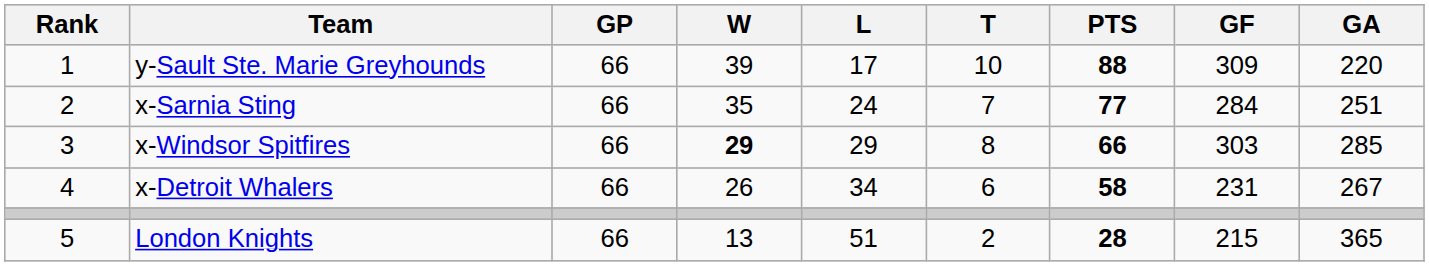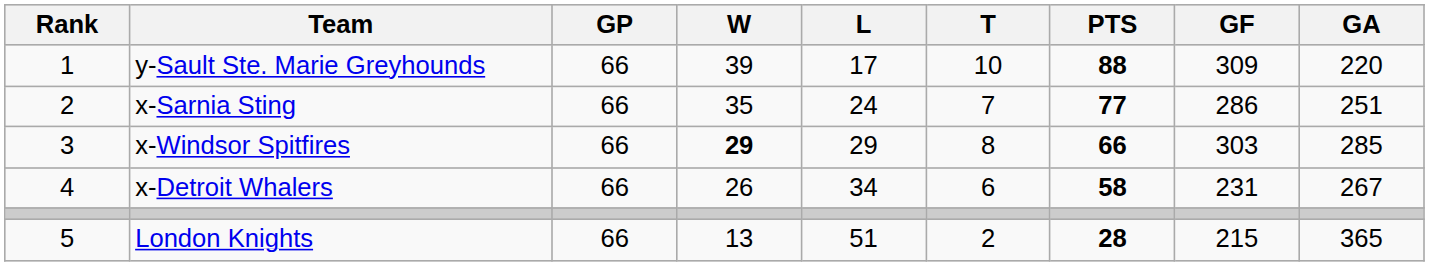(1237, 106) 284 -> (1237, 106) 286
